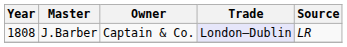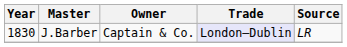(21, 33) 1808 -> (21, 33) 1830
